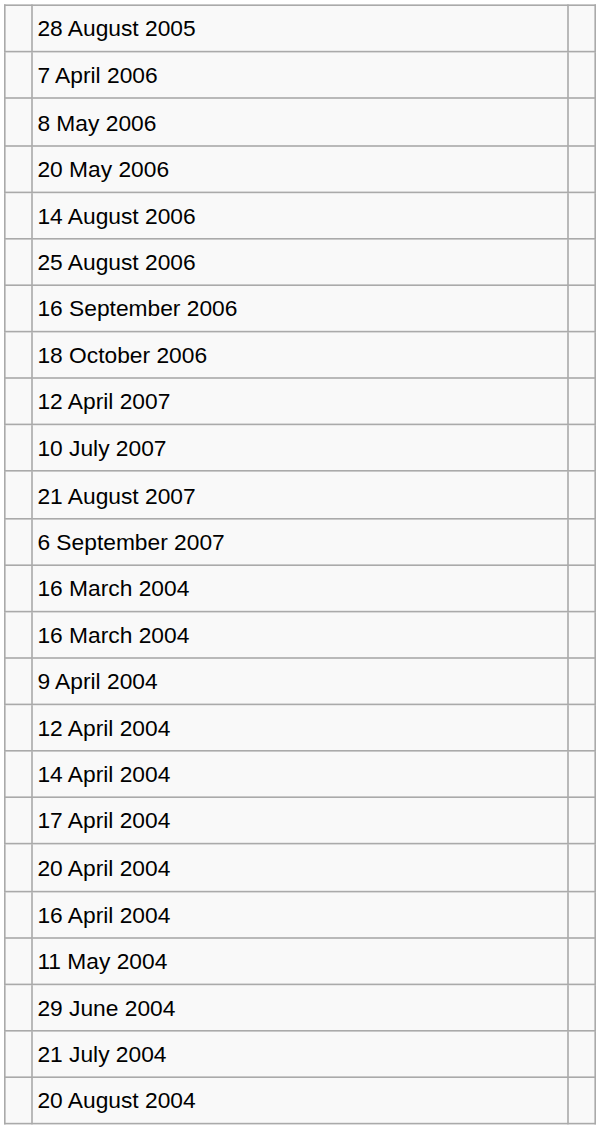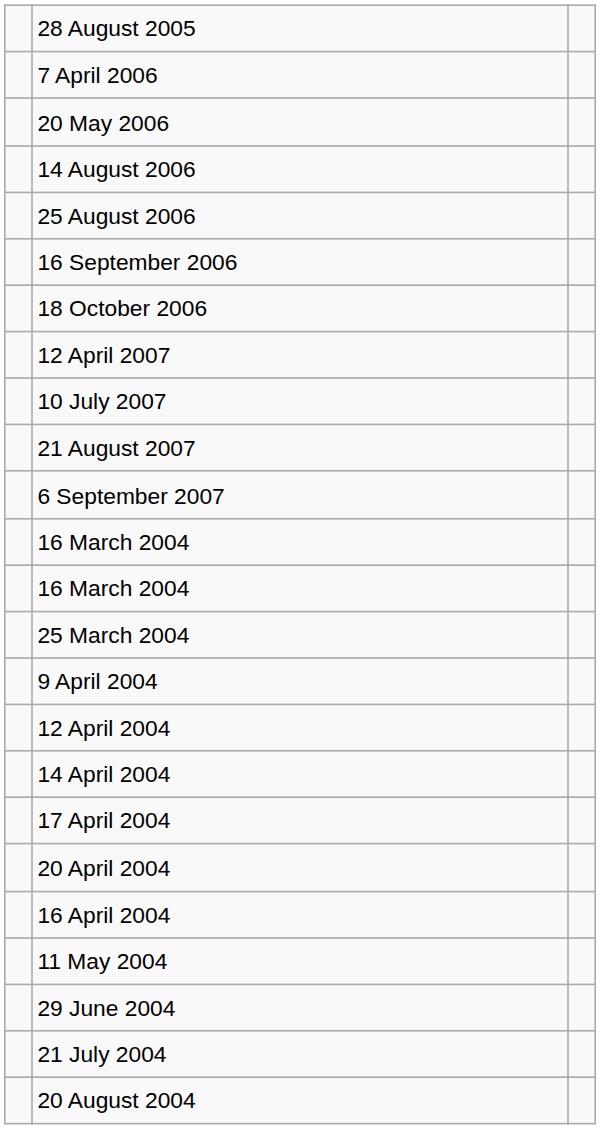- row: (18, 122)
+ row: (18, 635)
